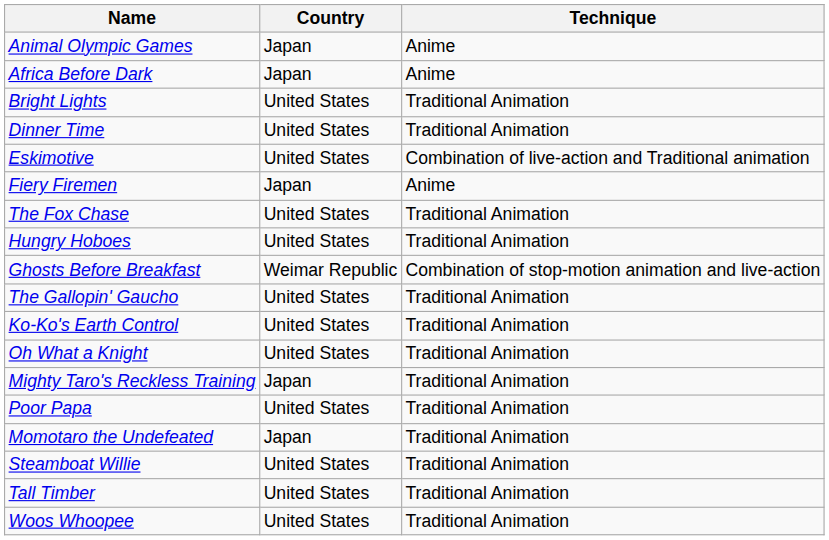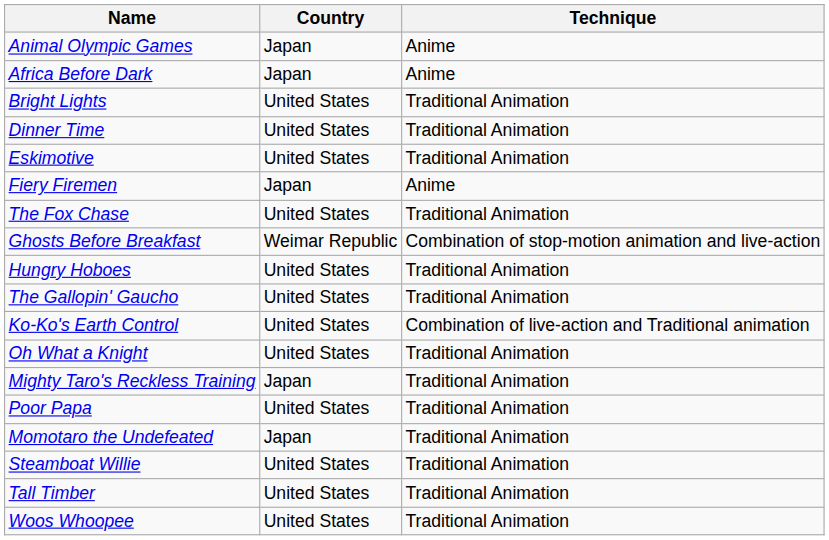(607, 158) Combination of live-action and Traditional animation -> (487, 158) Traditional Animation
rows swapped: (104, 269) <-> (70, 241)
(487, 325) Traditional Animation -> (607, 325) Combination of live-action and Traditional animation
